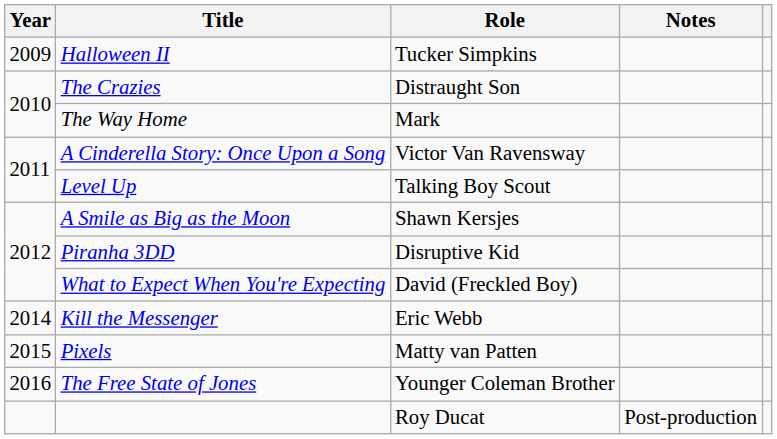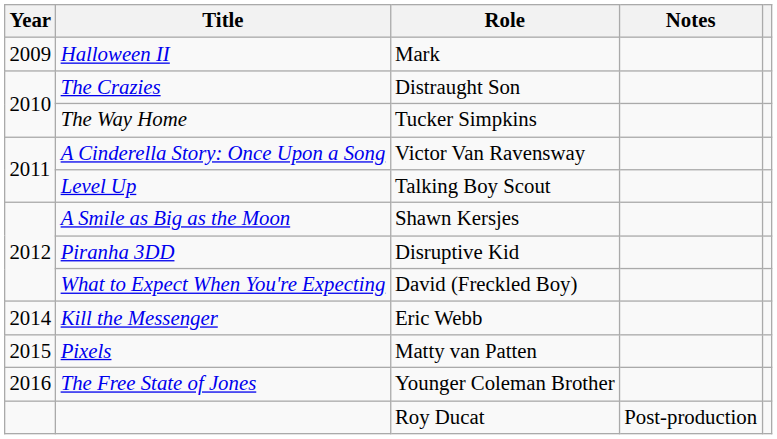(466, 53) Tucker Simpkins -> (417, 53) Mark
(417, 119) Mark -> (466, 119) Tucker Simpkins
